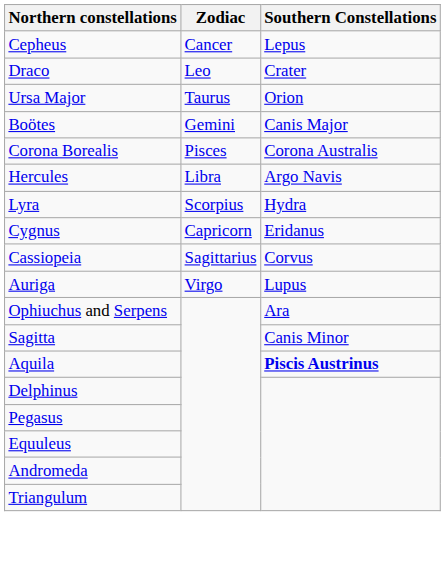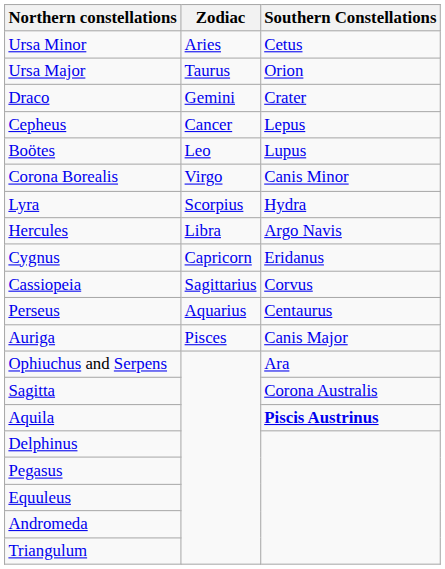+ row: (47, 44)
rows swapped: (47, 97) <-> (37, 44)
(198, 71) Leo -> (210, 97) Gemini
(210, 124) Gemini -> (198, 151) Leo
(306, 124) Canis Major -> (285, 151) Lupus
(206, 151) Pisces -> (204, 177) Virgo
(321, 151) Corona Australis -> (306, 177) Canis Minor
rows swapped: (38, 177) <-> (24, 204)
+ row: (34, 310)
(204, 284) Virgo -> (206, 337) Pisces
(285, 284) Lupus -> (306, 337) Canis Major
(306, 337) Canis Minor -> (321, 390) Corona Australis
